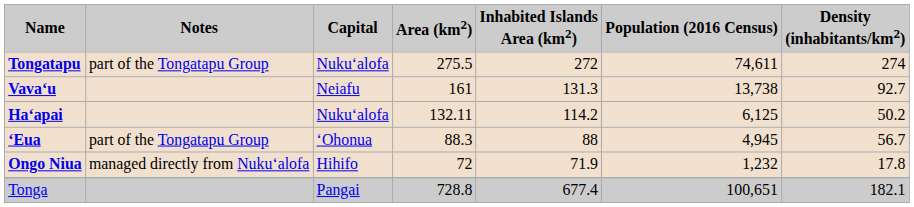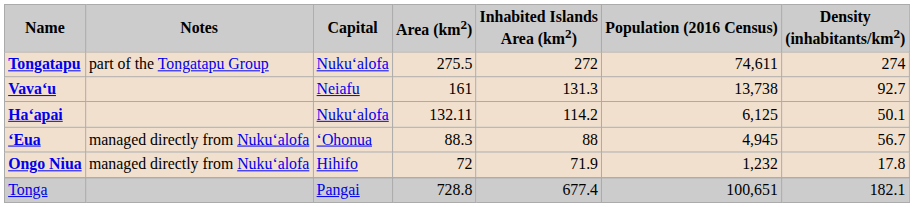(891, 114) 50.2 -> (891, 114) 50.1
(179, 139) part of the Tongatapu Group -> (199, 139) managed directly from Nukuʻalofa
